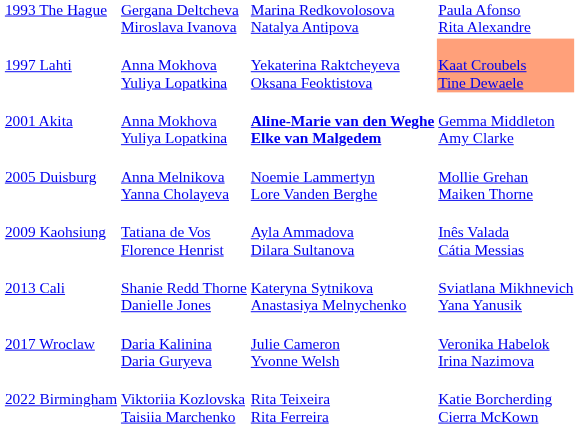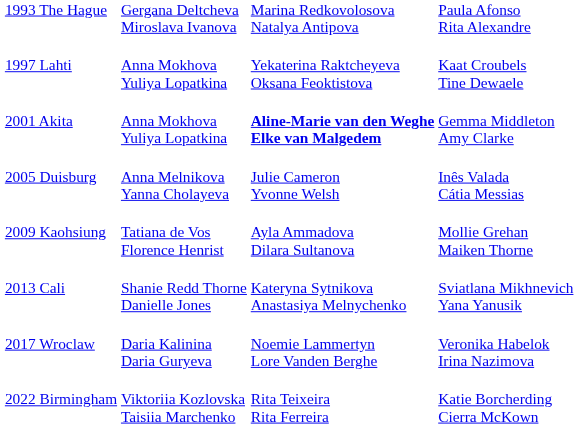(482, 74) lightsalmon background -> (482, 74) no background
(314, 185) Noemie Lammertyn Lore Vanden Berghe -> (295, 185) Julie Cameron Yvonne Welsh
(486, 185) Mollie Grehan Maiken Thorne -> (481, 185) Inês Valada Cátia Messias
(481, 241) Inês Valada Cátia Messias -> (486, 241) Mollie Grehan Maiken Thorne
(295, 352) Julie Cameron Yvonne Welsh -> (314, 352) Noemie Lammertyn Lore Vanden Berghe
